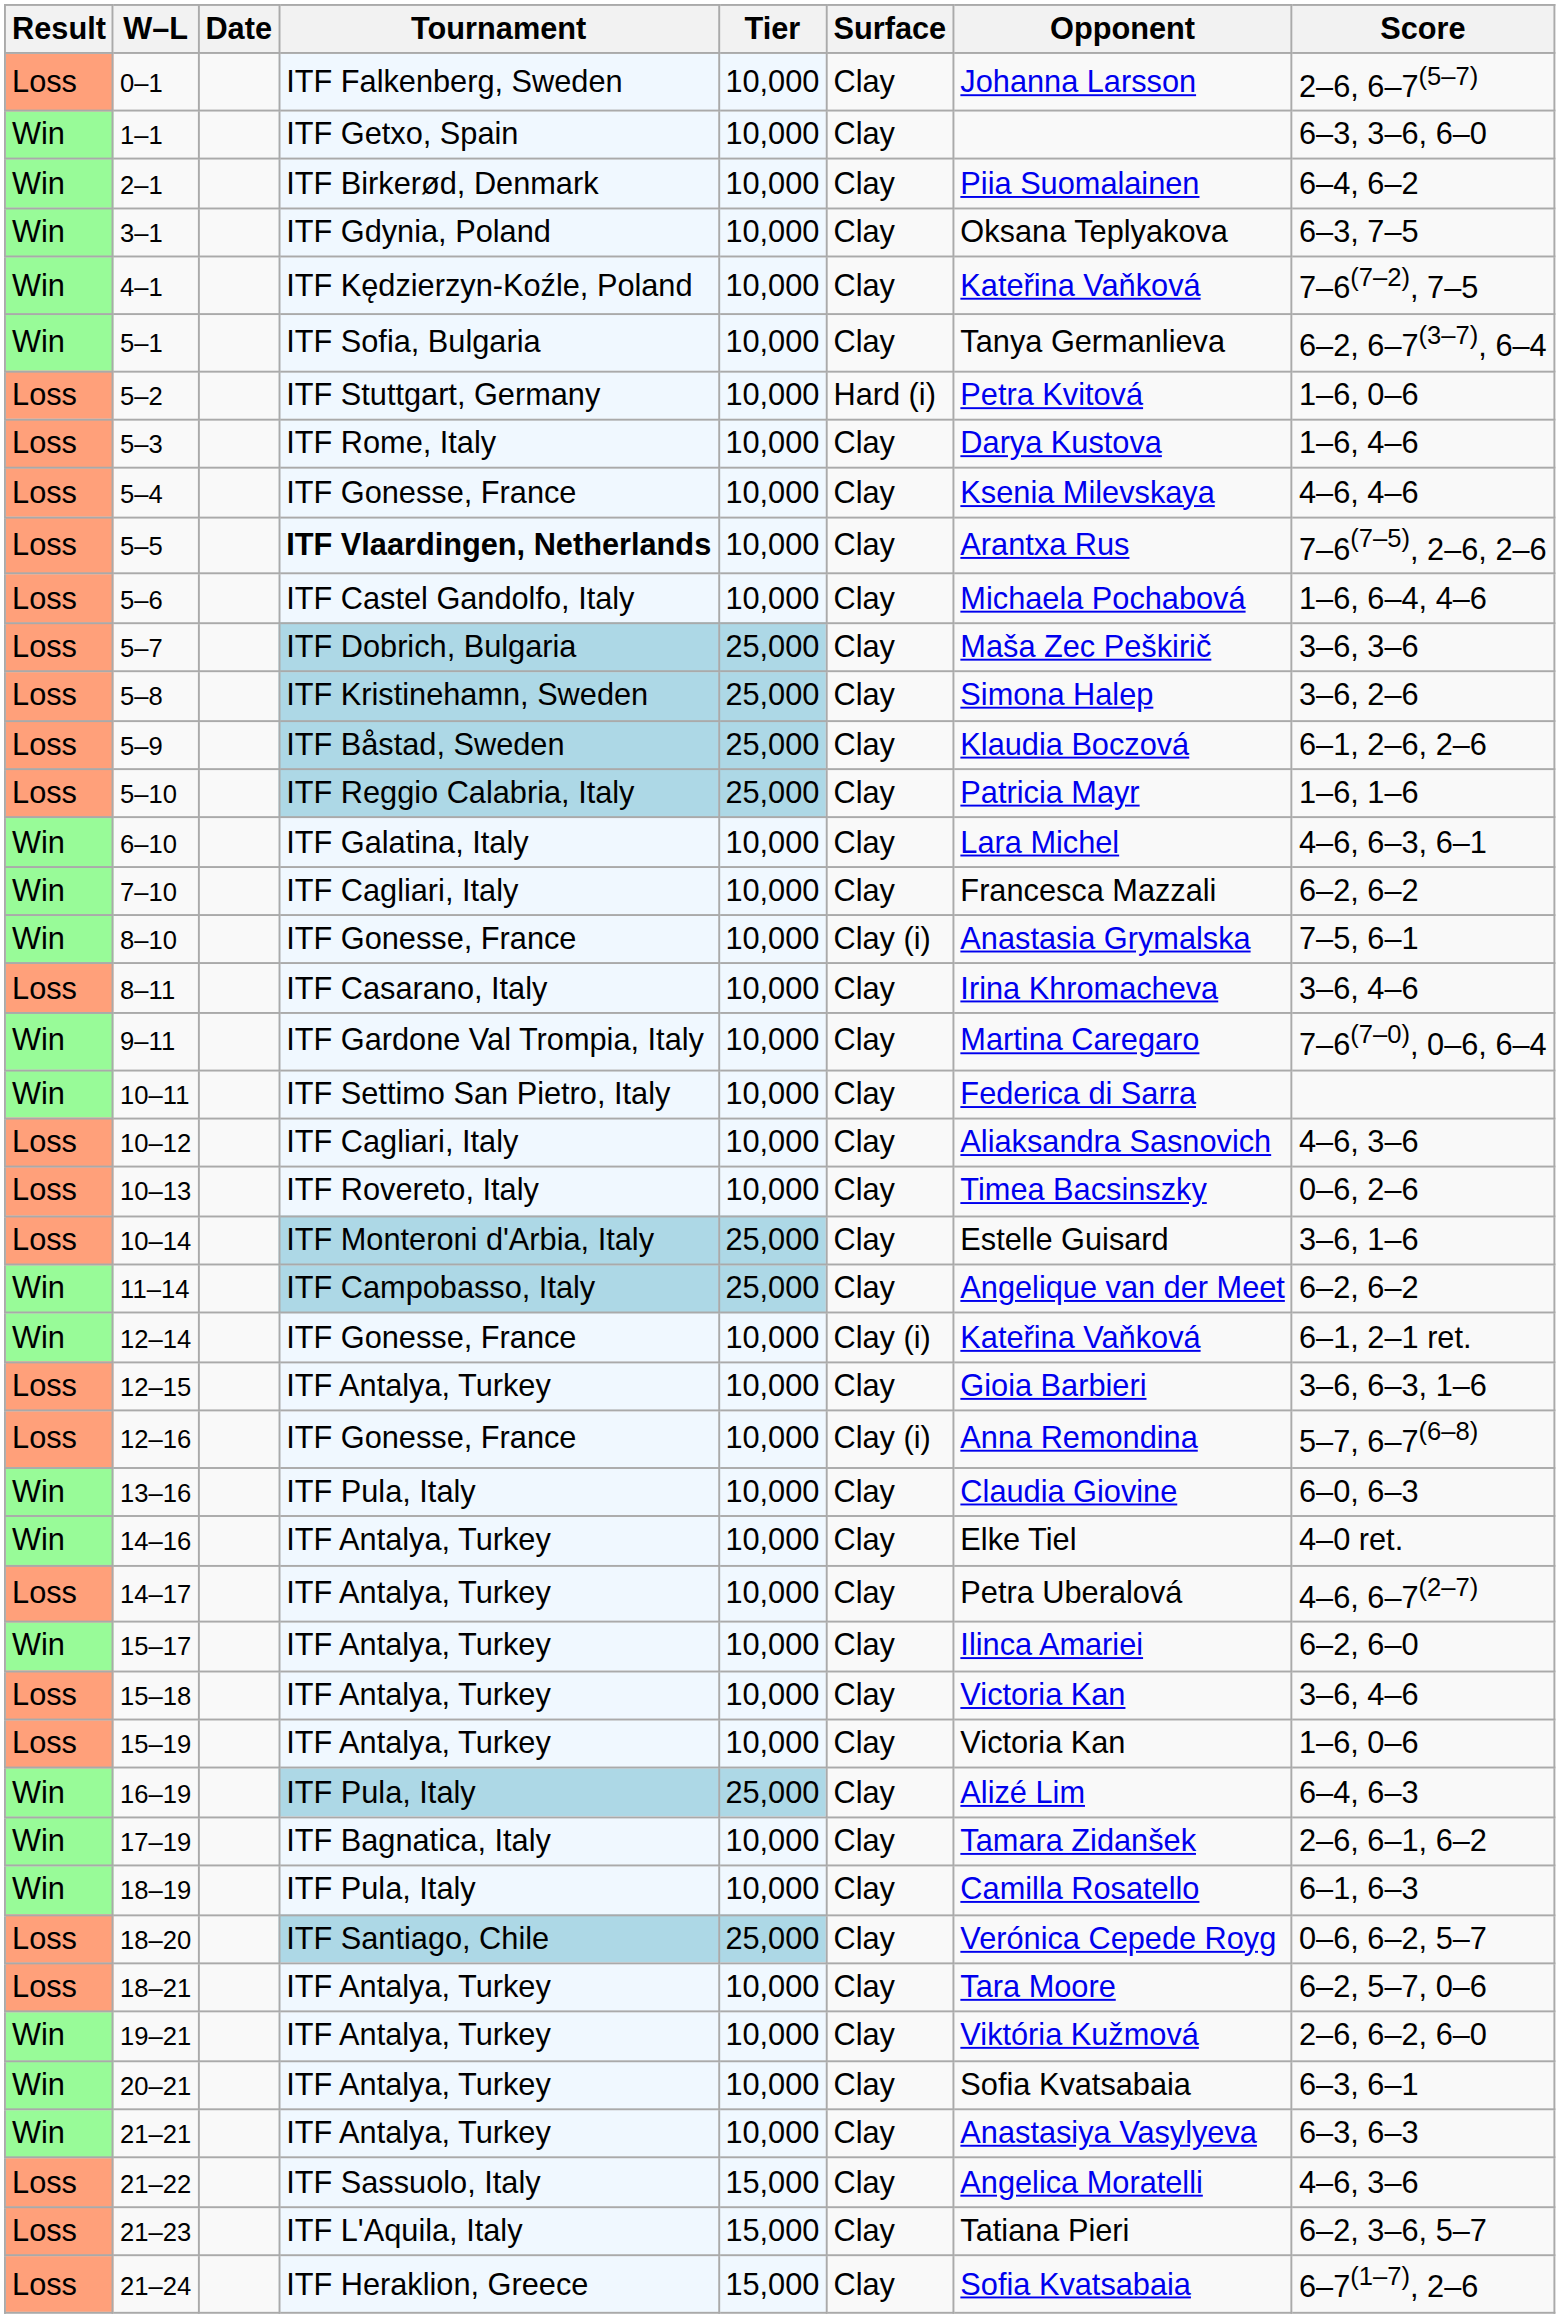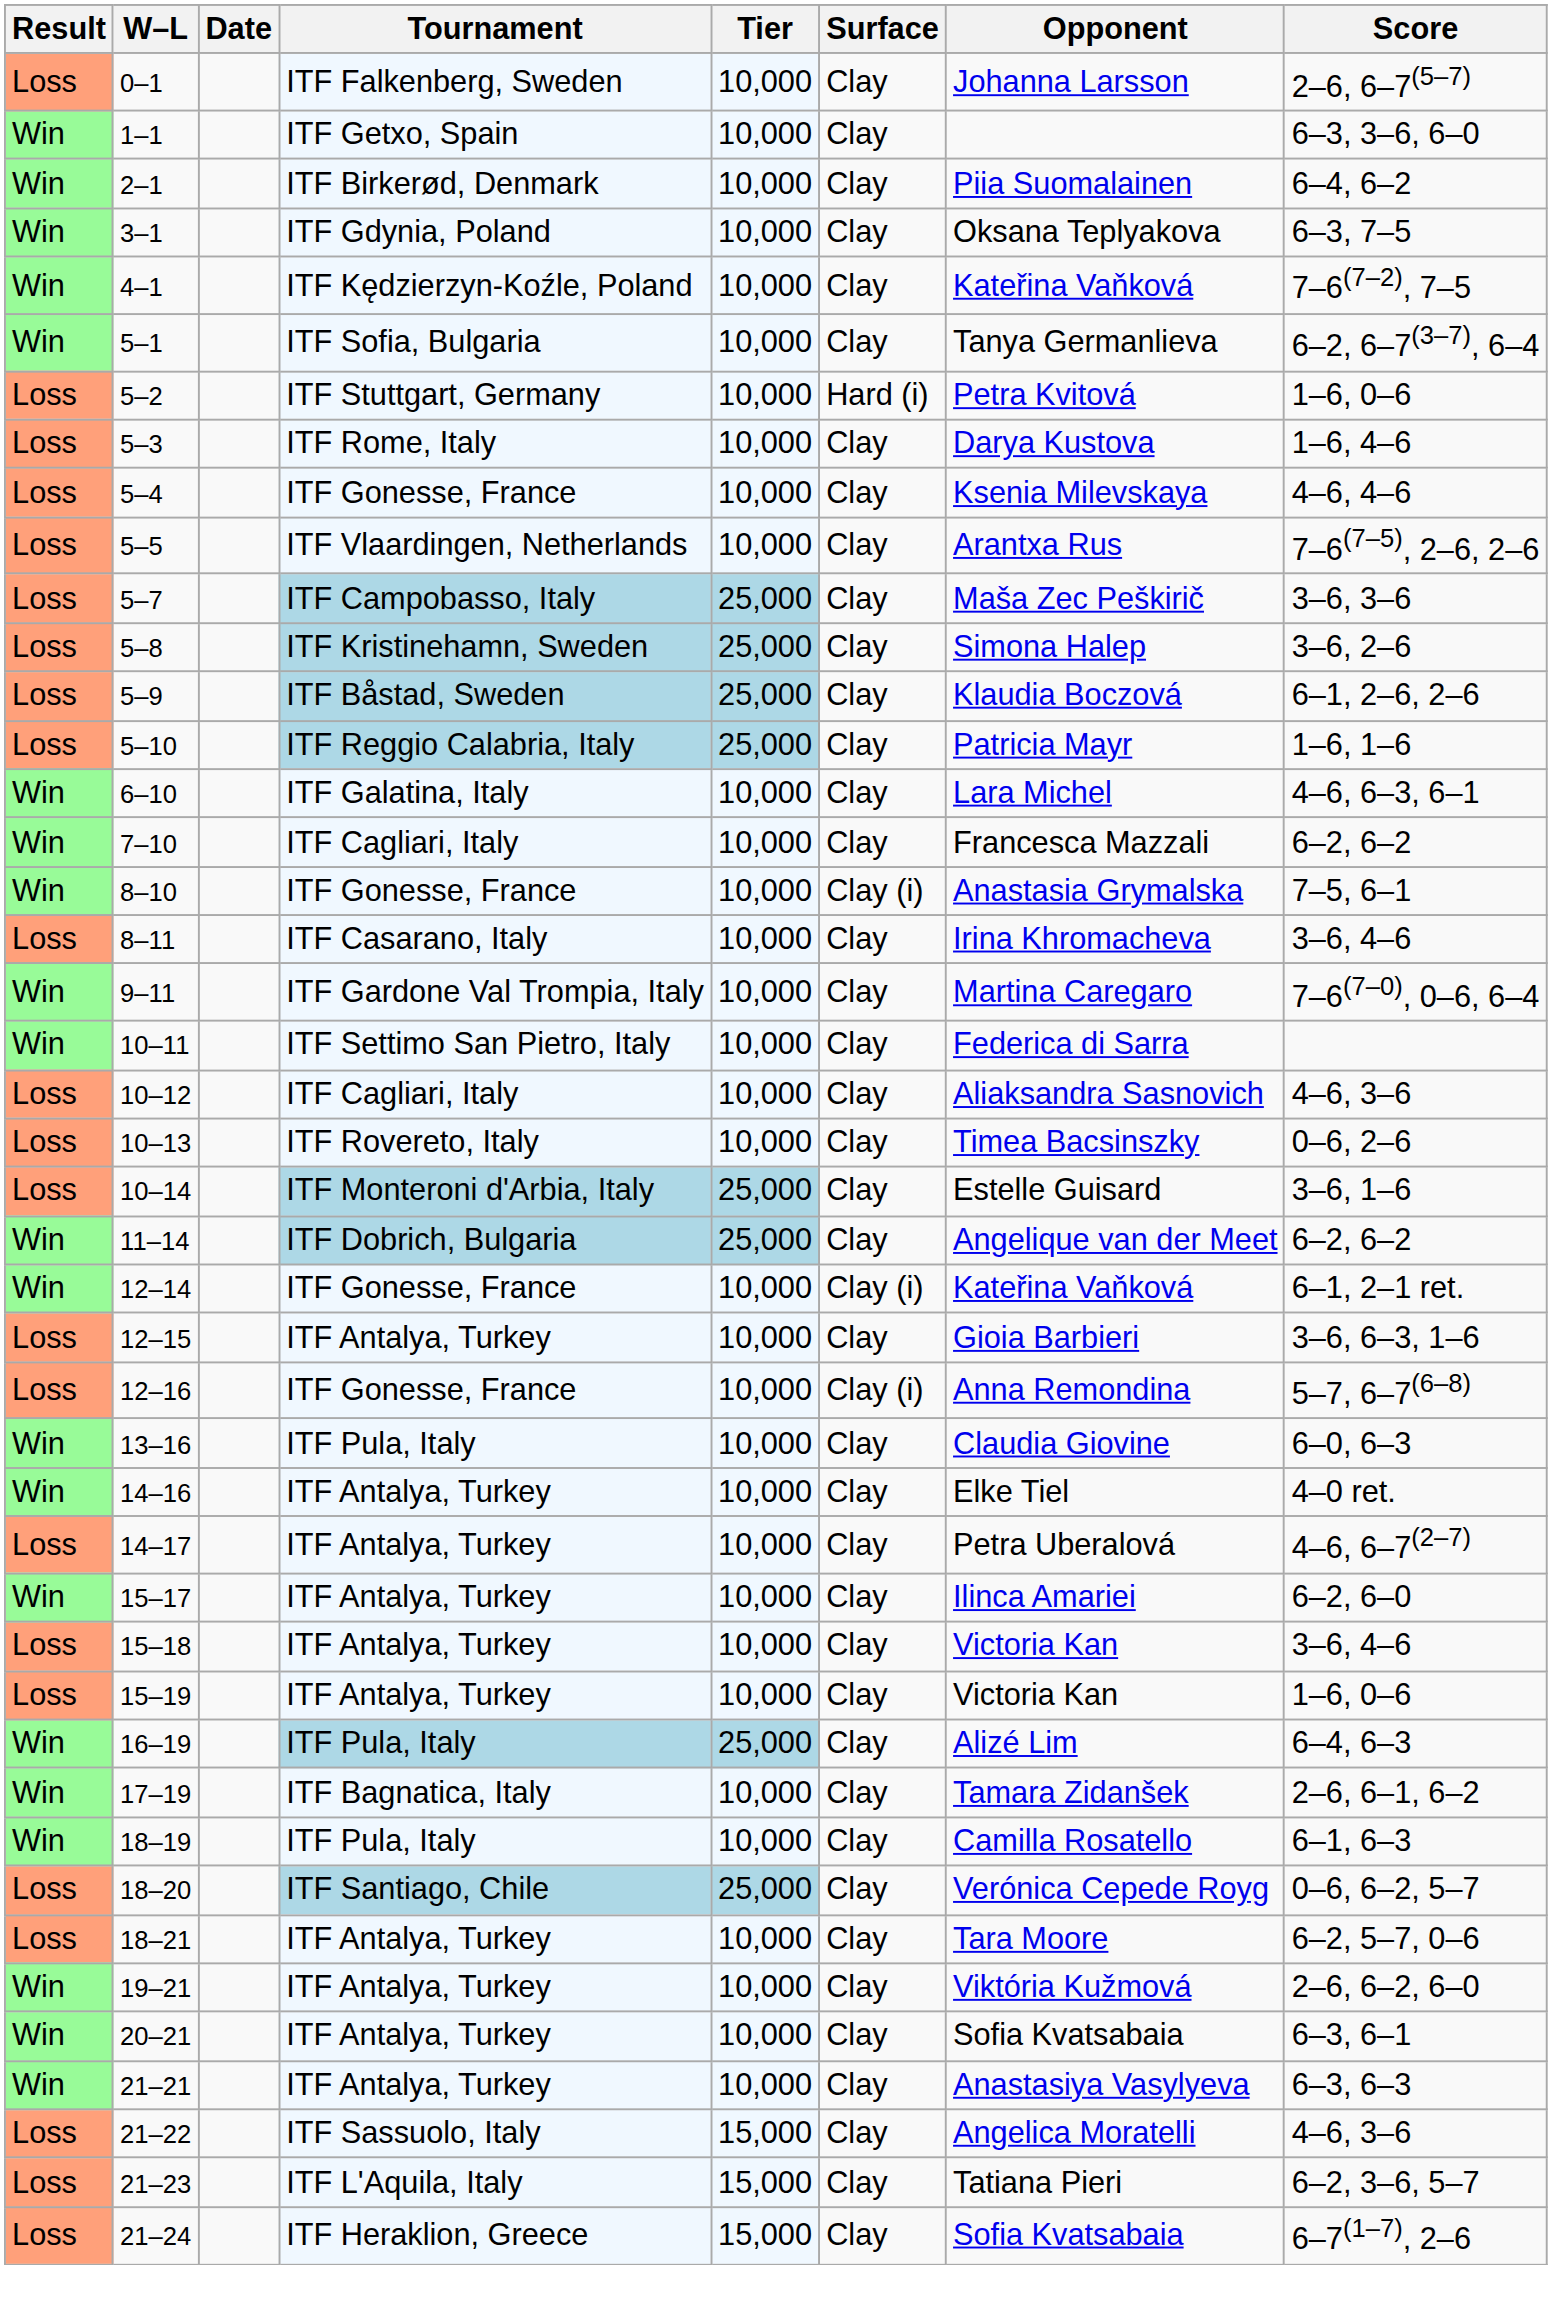(499, 545) bold -> (487, 545) normal
- row: (141, 599)
(431, 646) ITF Dobrich, Bulgaria -> (441, 598) ITF Campobasso, Italy
(441, 1288) ITF Campobasso, Italy -> (431, 1239) ITF Dobrich, Bulgaria
